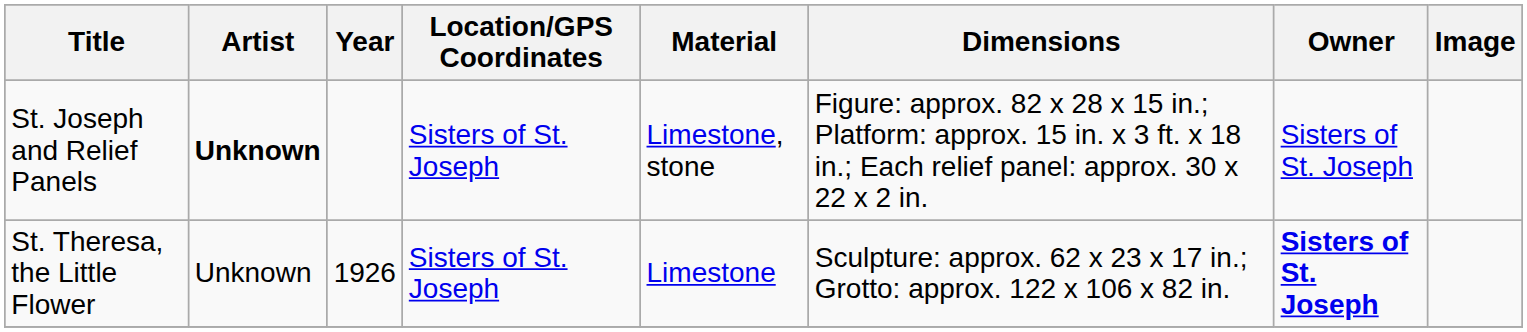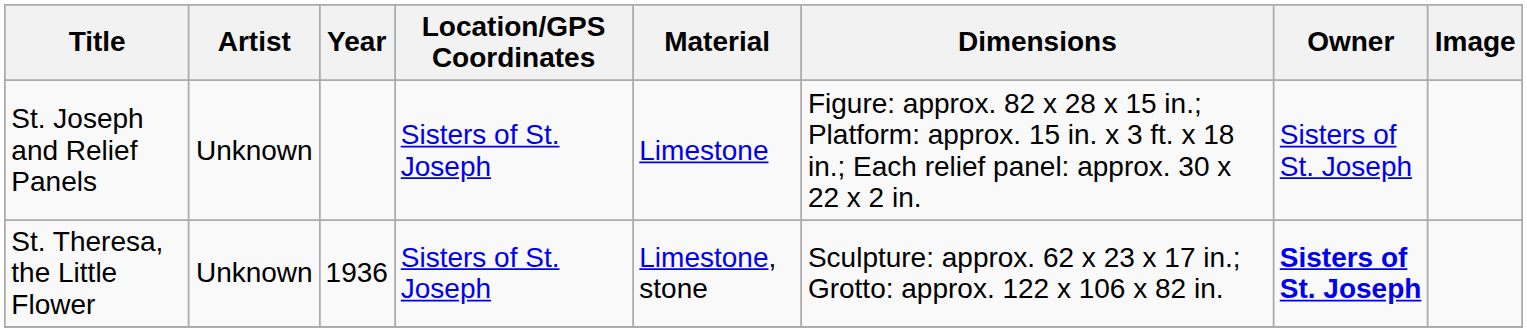(258, 149) bold -> (254, 149) normal
(715, 149) Limestone, stone -> (704, 149) Limestone
(365, 273) 1926 -> (357, 273) 1936
(711, 273) Limestone -> (708, 273) Limestone, stone
